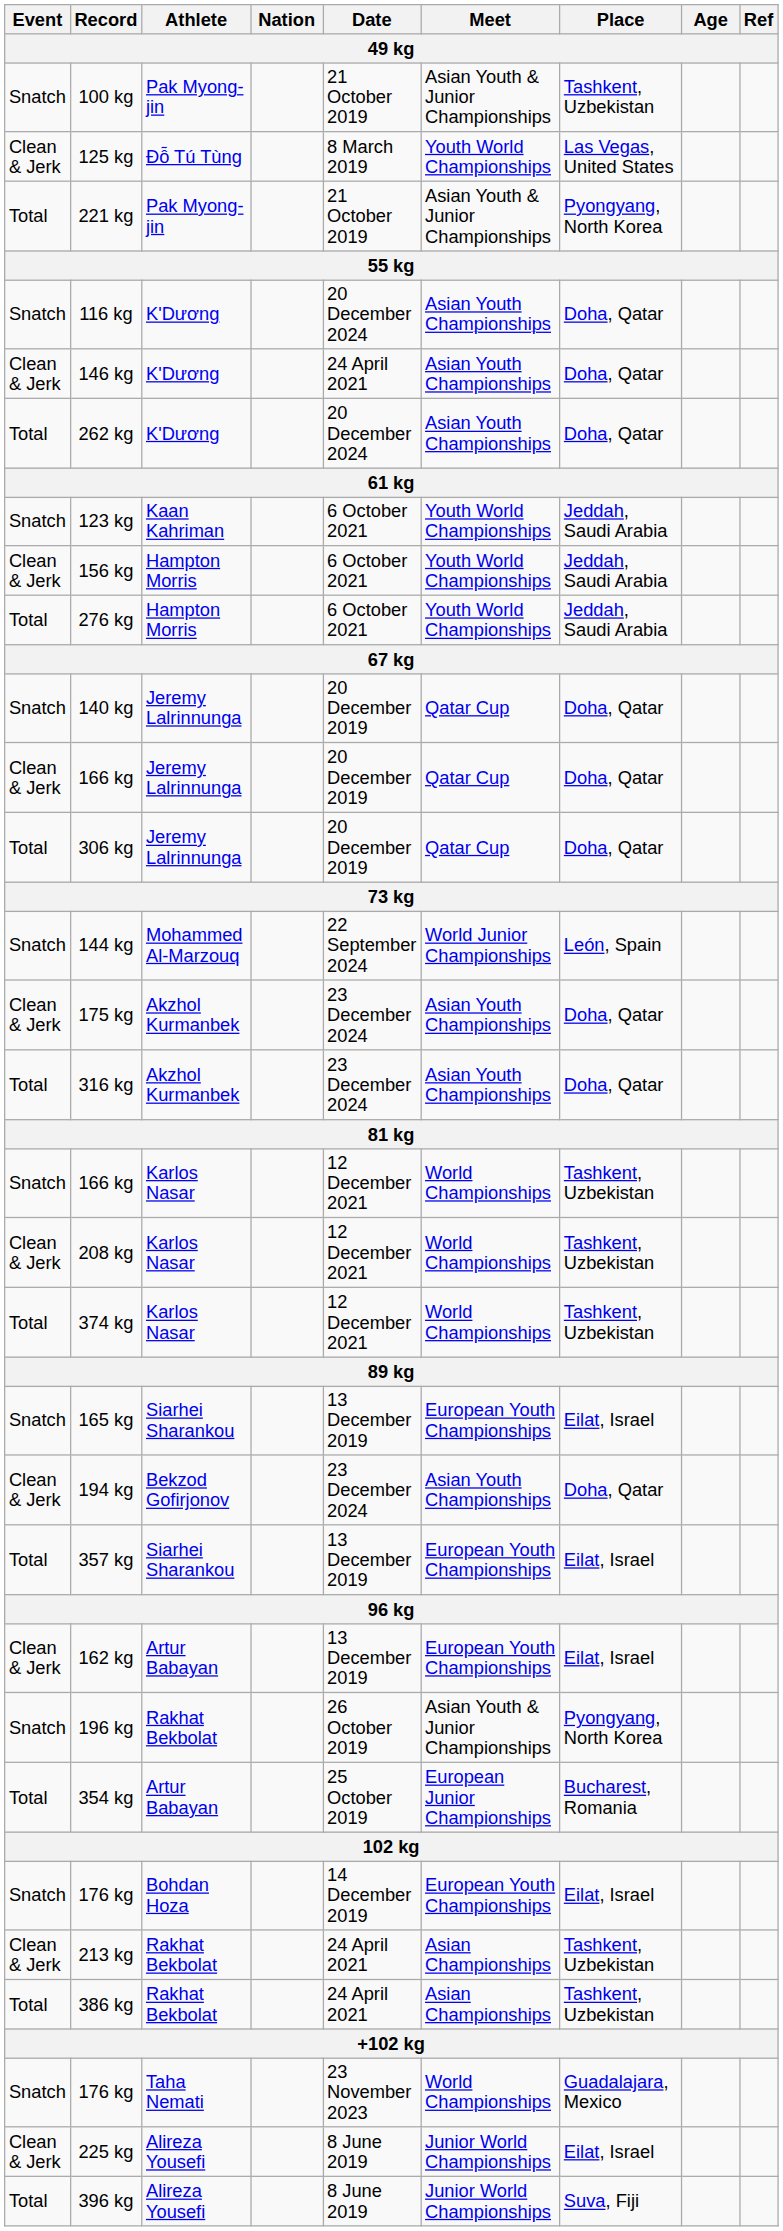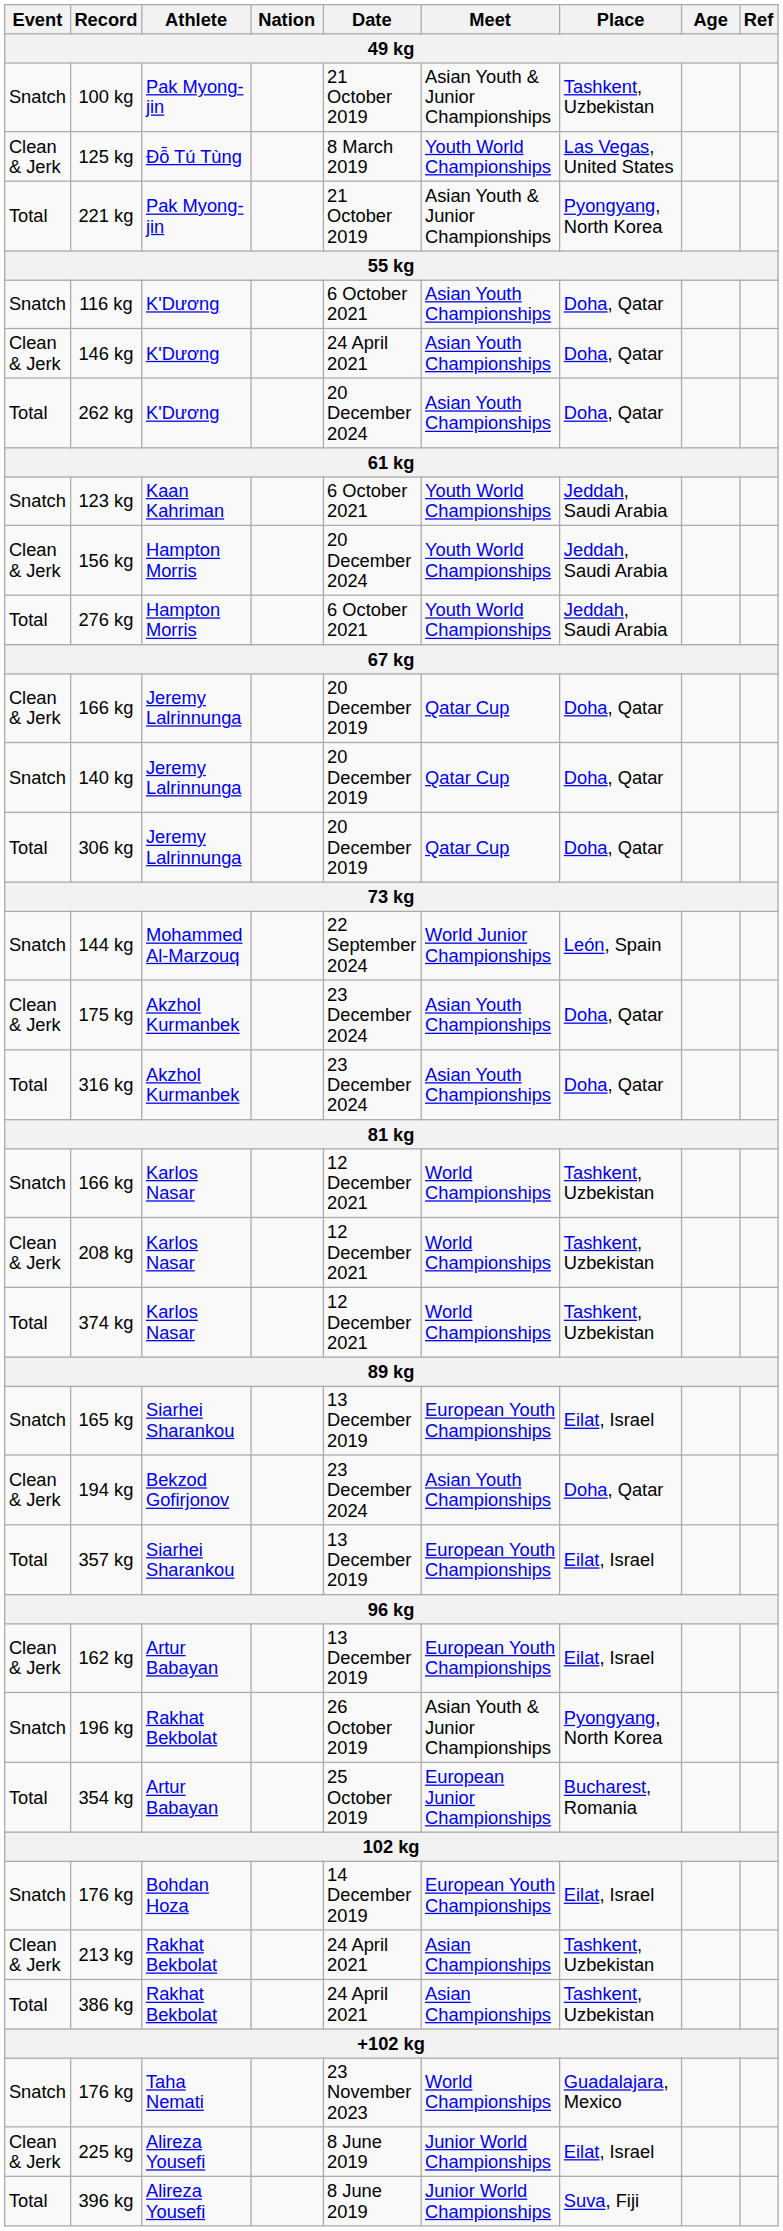(369, 315) 20 December 2024 -> (367, 305) 6 October 2021
(367, 571) 6 October 2021 -> (369, 561) 20 December 2024
rows swapped: (106, 708) <-> (106, 778)
